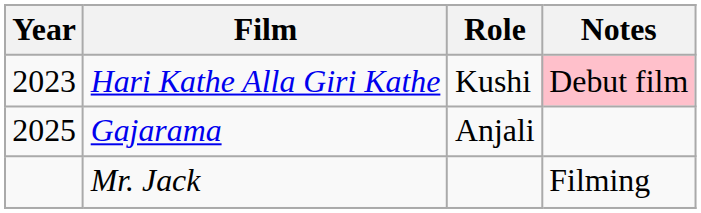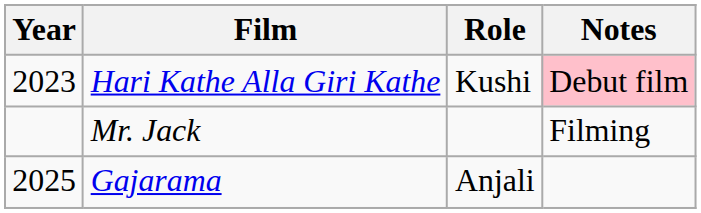rows swapped: (156, 130) <-> (146, 181)
